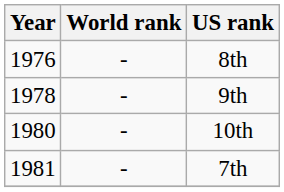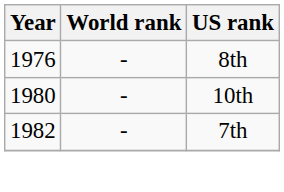- row: (233, 95)
(33, 167) 1981 -> (33, 131) 1982
